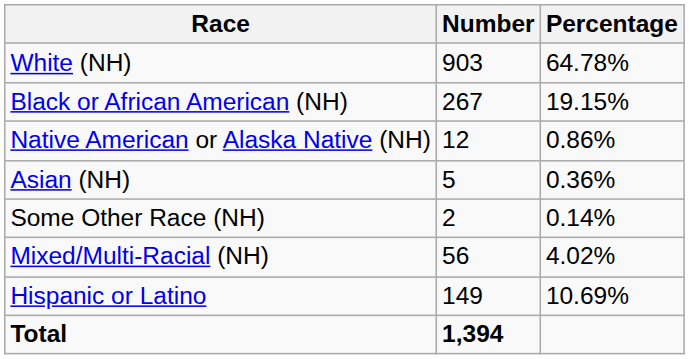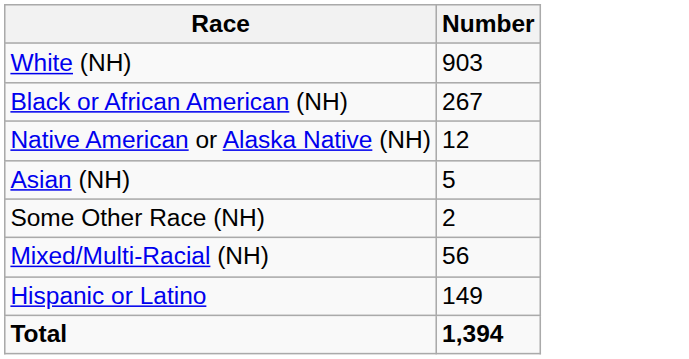- column: (612, 23)
